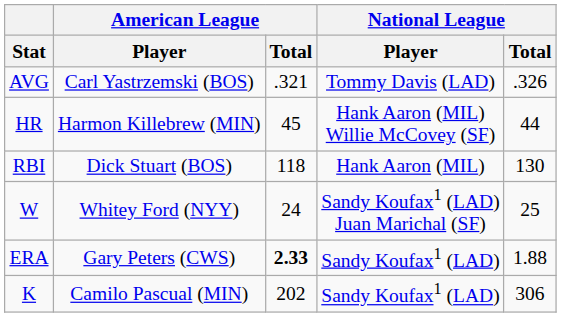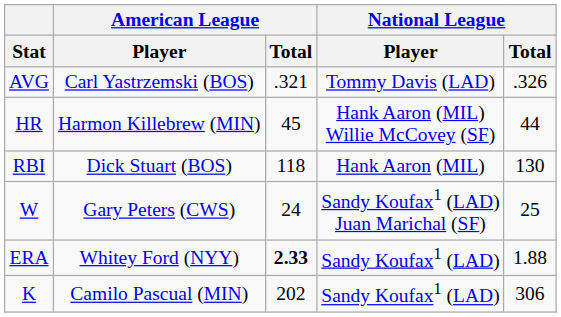(159, 210) Whitey Ford (NYY) -> (159, 210) Gary Peters (CWS)
(159, 257) Gary Peters (CWS) -> (159, 257) Whitey Ford (NYY)
